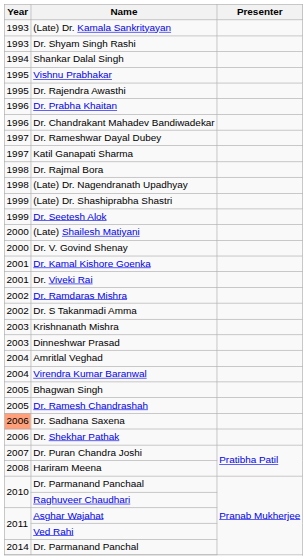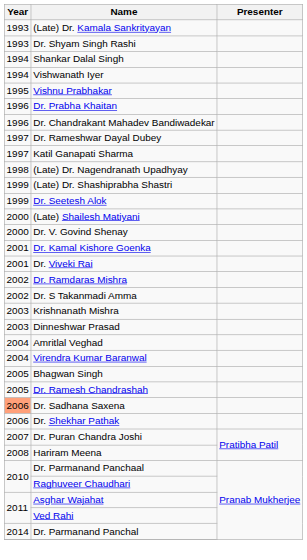+ row: (68, 75)
- row: (79, 91)
- row: (68, 169)
